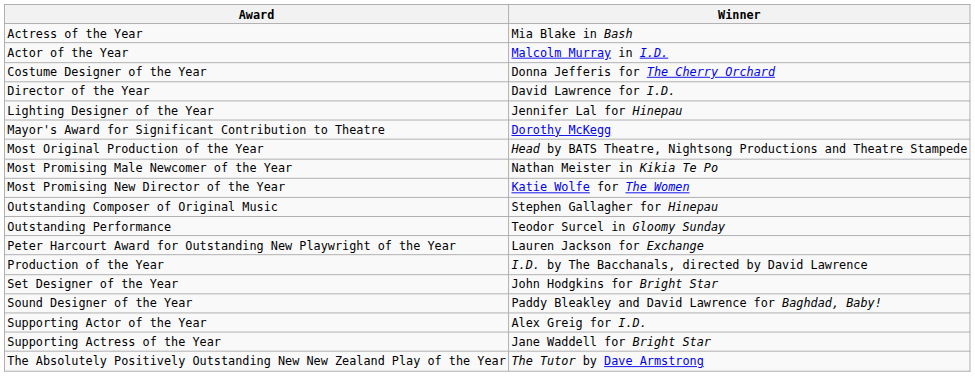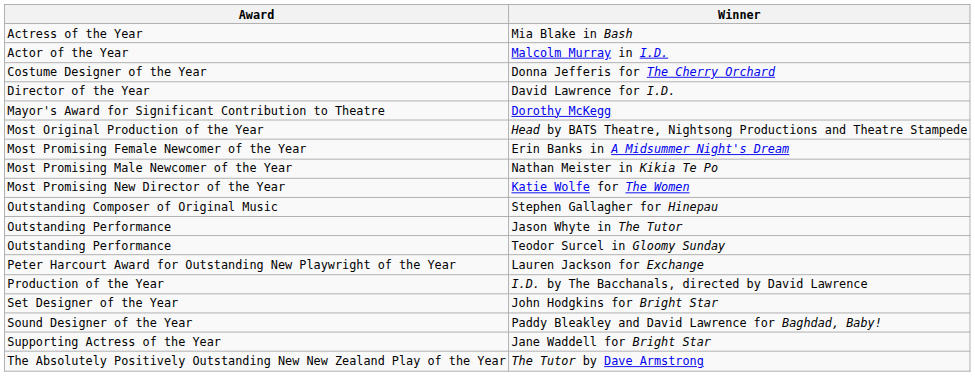- row: (597, 110)
+ row: (650, 149)
+ row: (597, 226)
- row: (579, 323)
